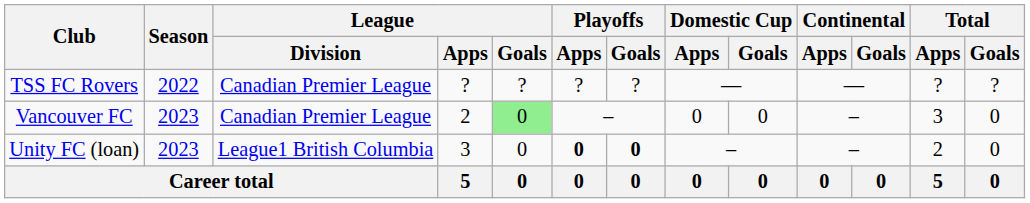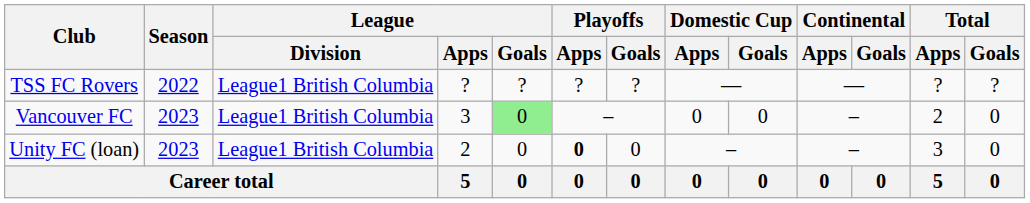(326, 85) Canadian Premier League -> (326, 85) League1 British Columbia
(326, 117) Canadian Premier League -> (326, 117) League1 British Columbia
(465, 117) 2 -> (465, 117) 3
(938, 117) 3 -> (938, 117) 2
(465, 149) 3 -> (465, 149) 2
(636, 149) bold -> (636, 149) normal
(938, 149) 2 -> (938, 149) 3
